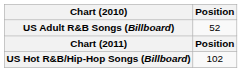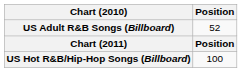(215, 59) 102 -> (215, 59) 100
